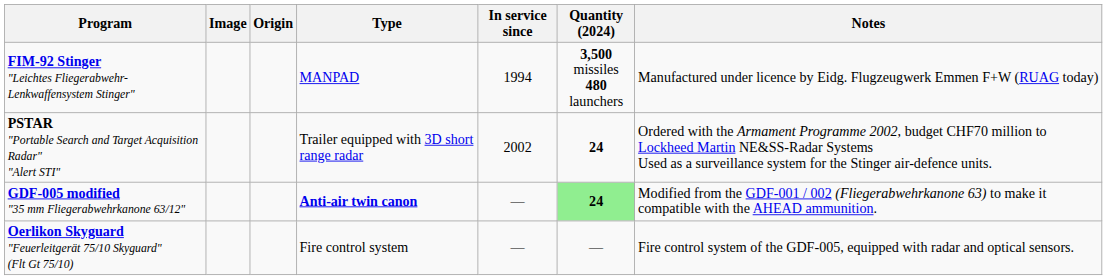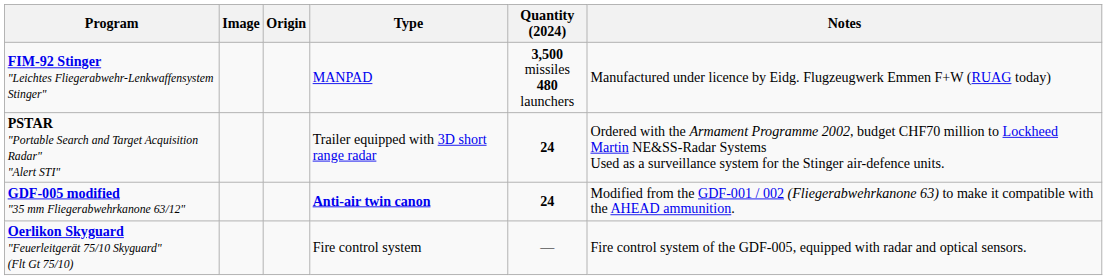- column: (518, 23)
(596, 201) lightgreen background -> (547, 201) no background
